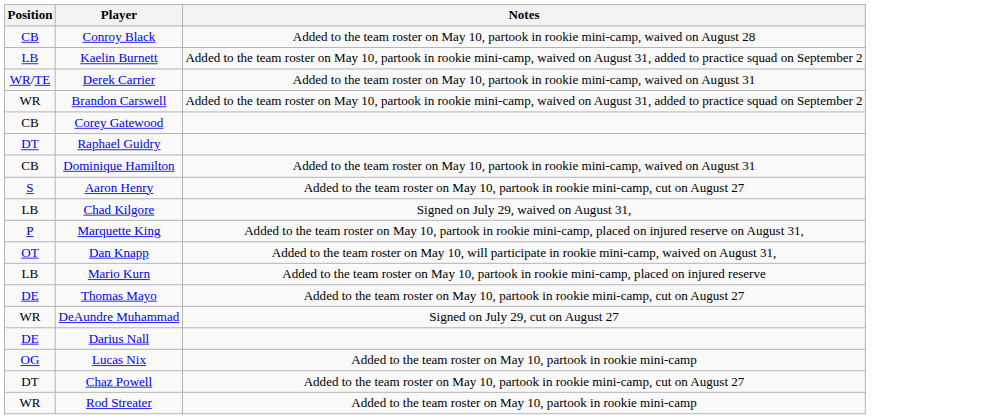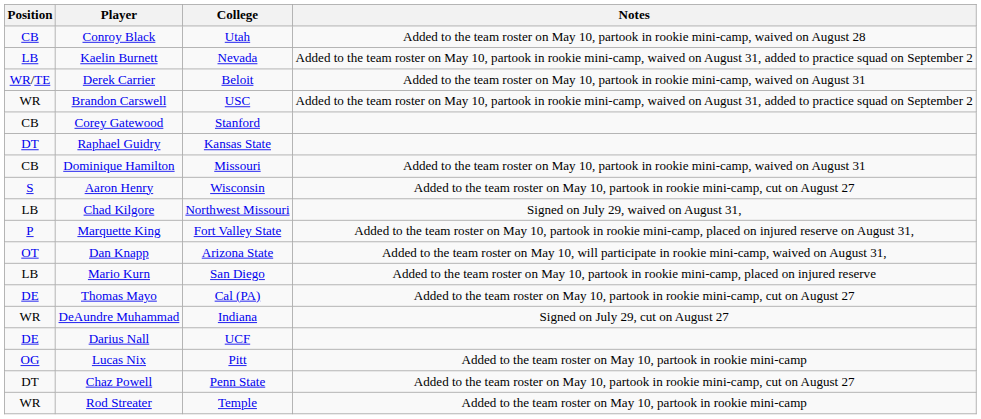+ column: (237, 15)
